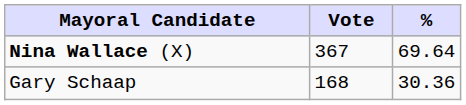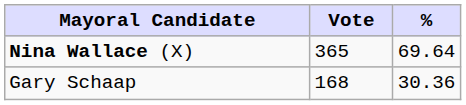(332, 52) 367 -> (332, 52) 365
